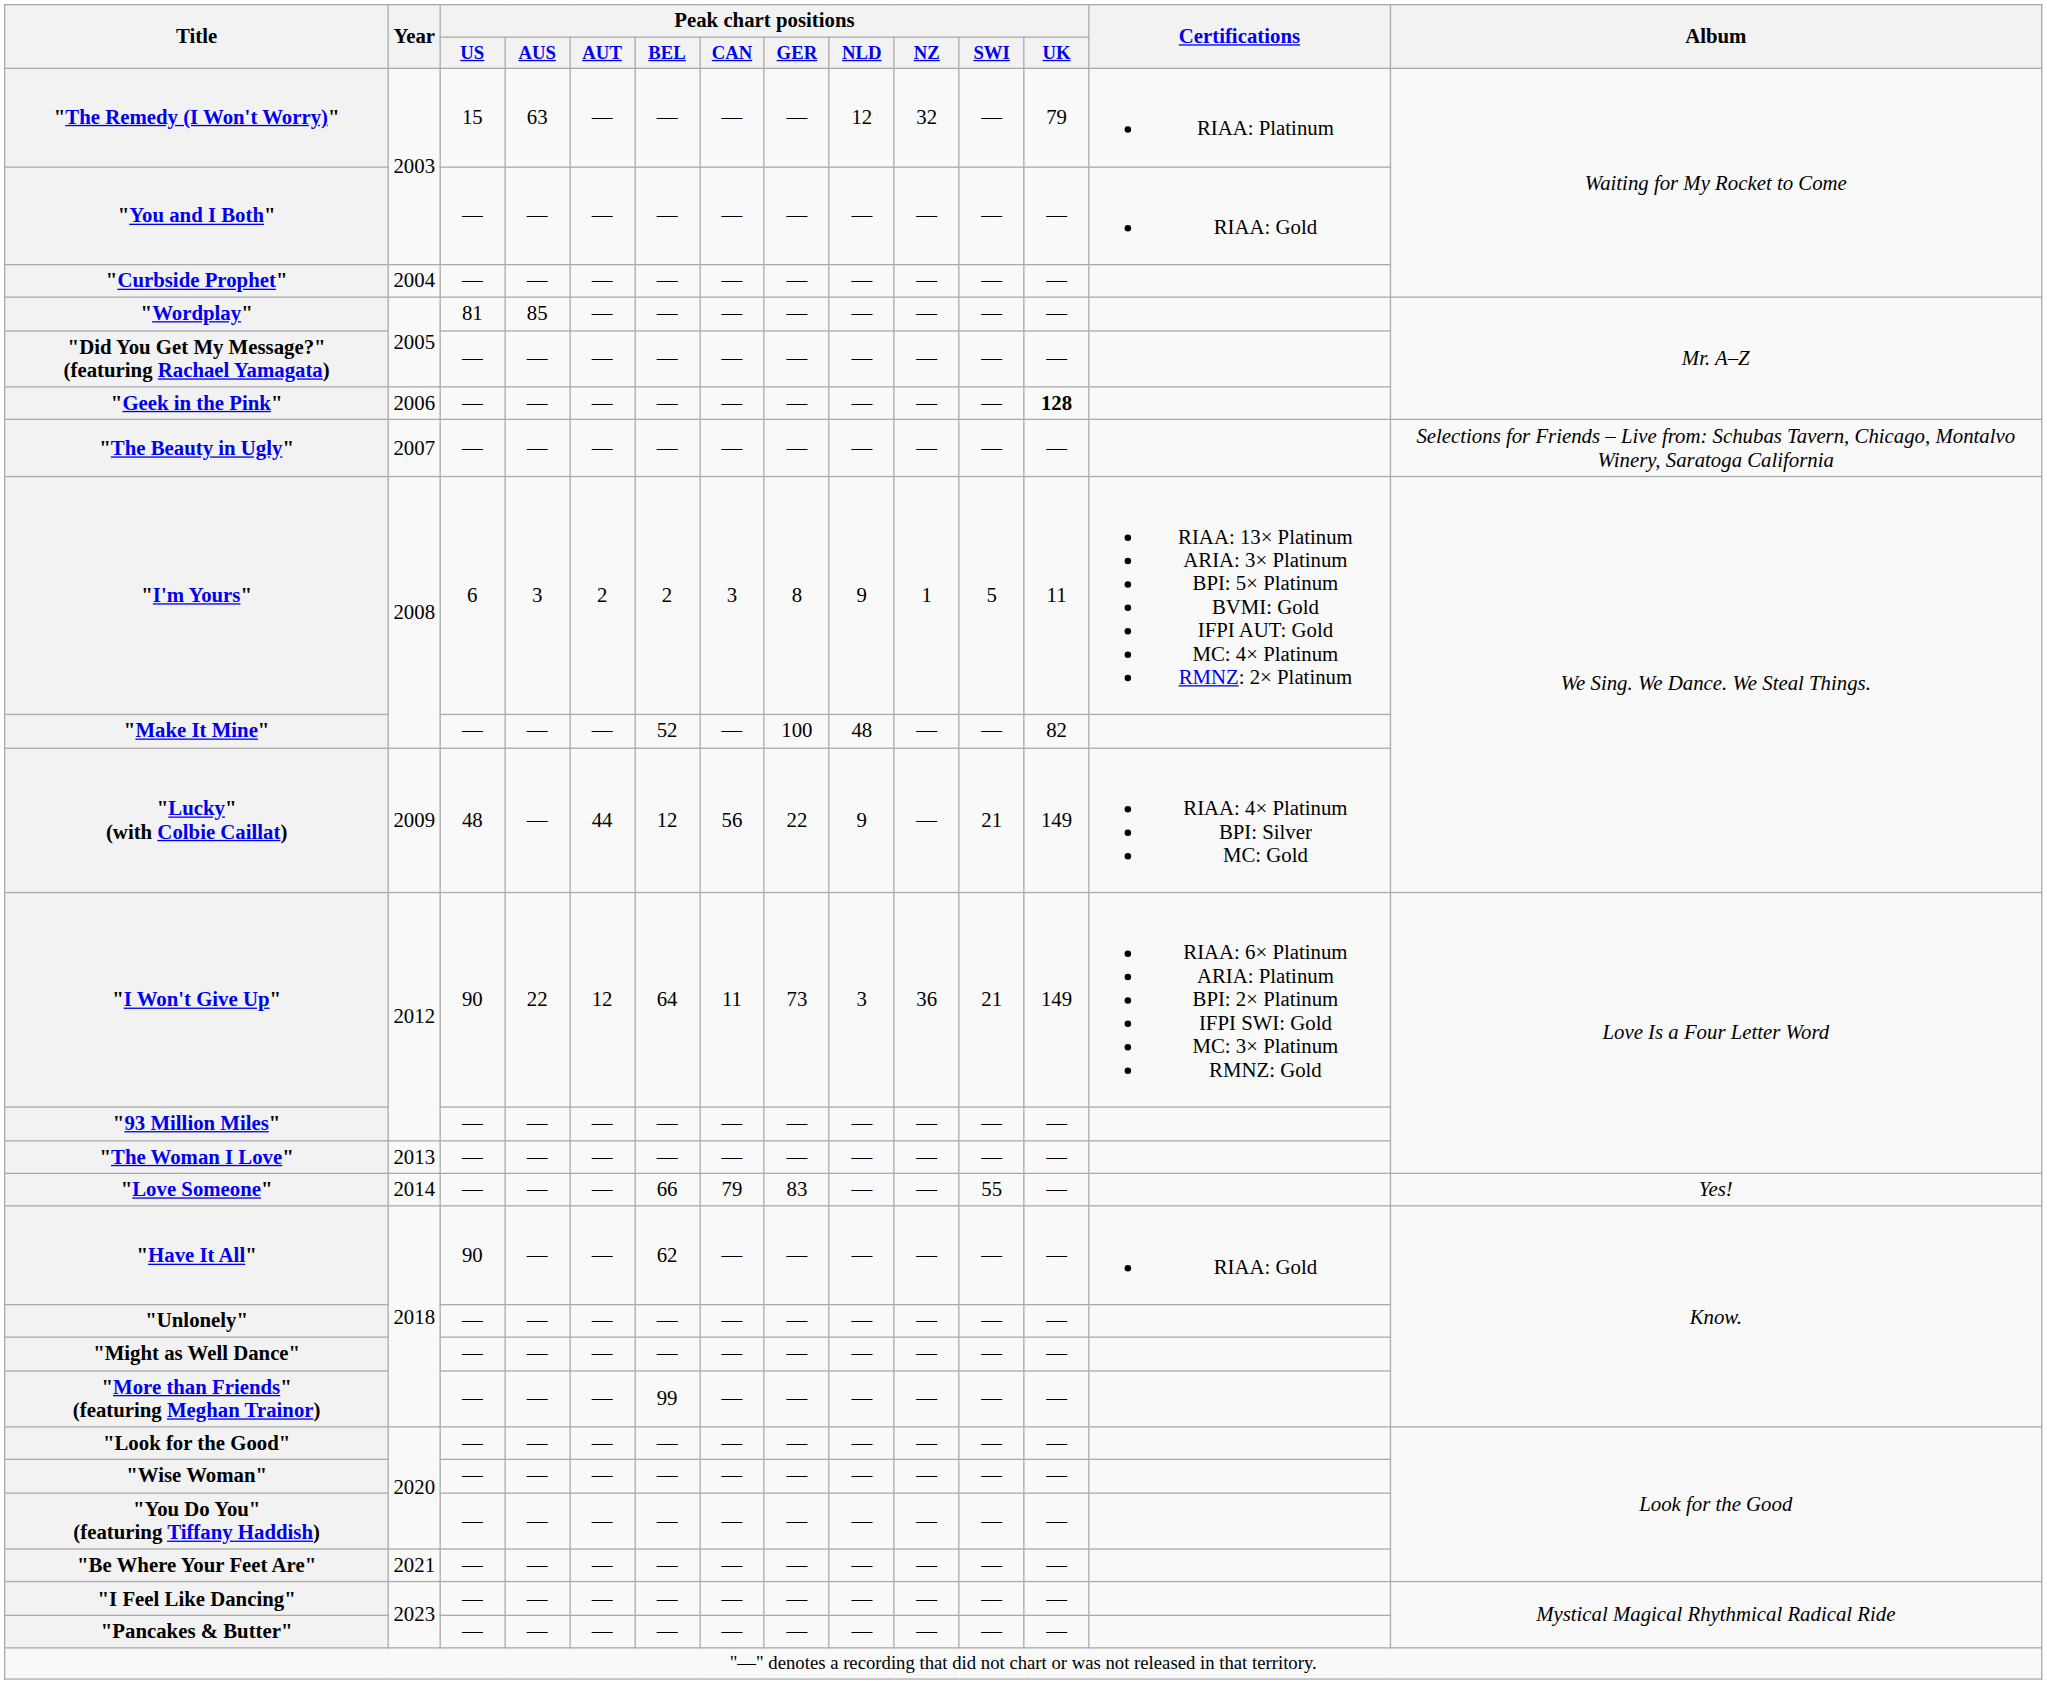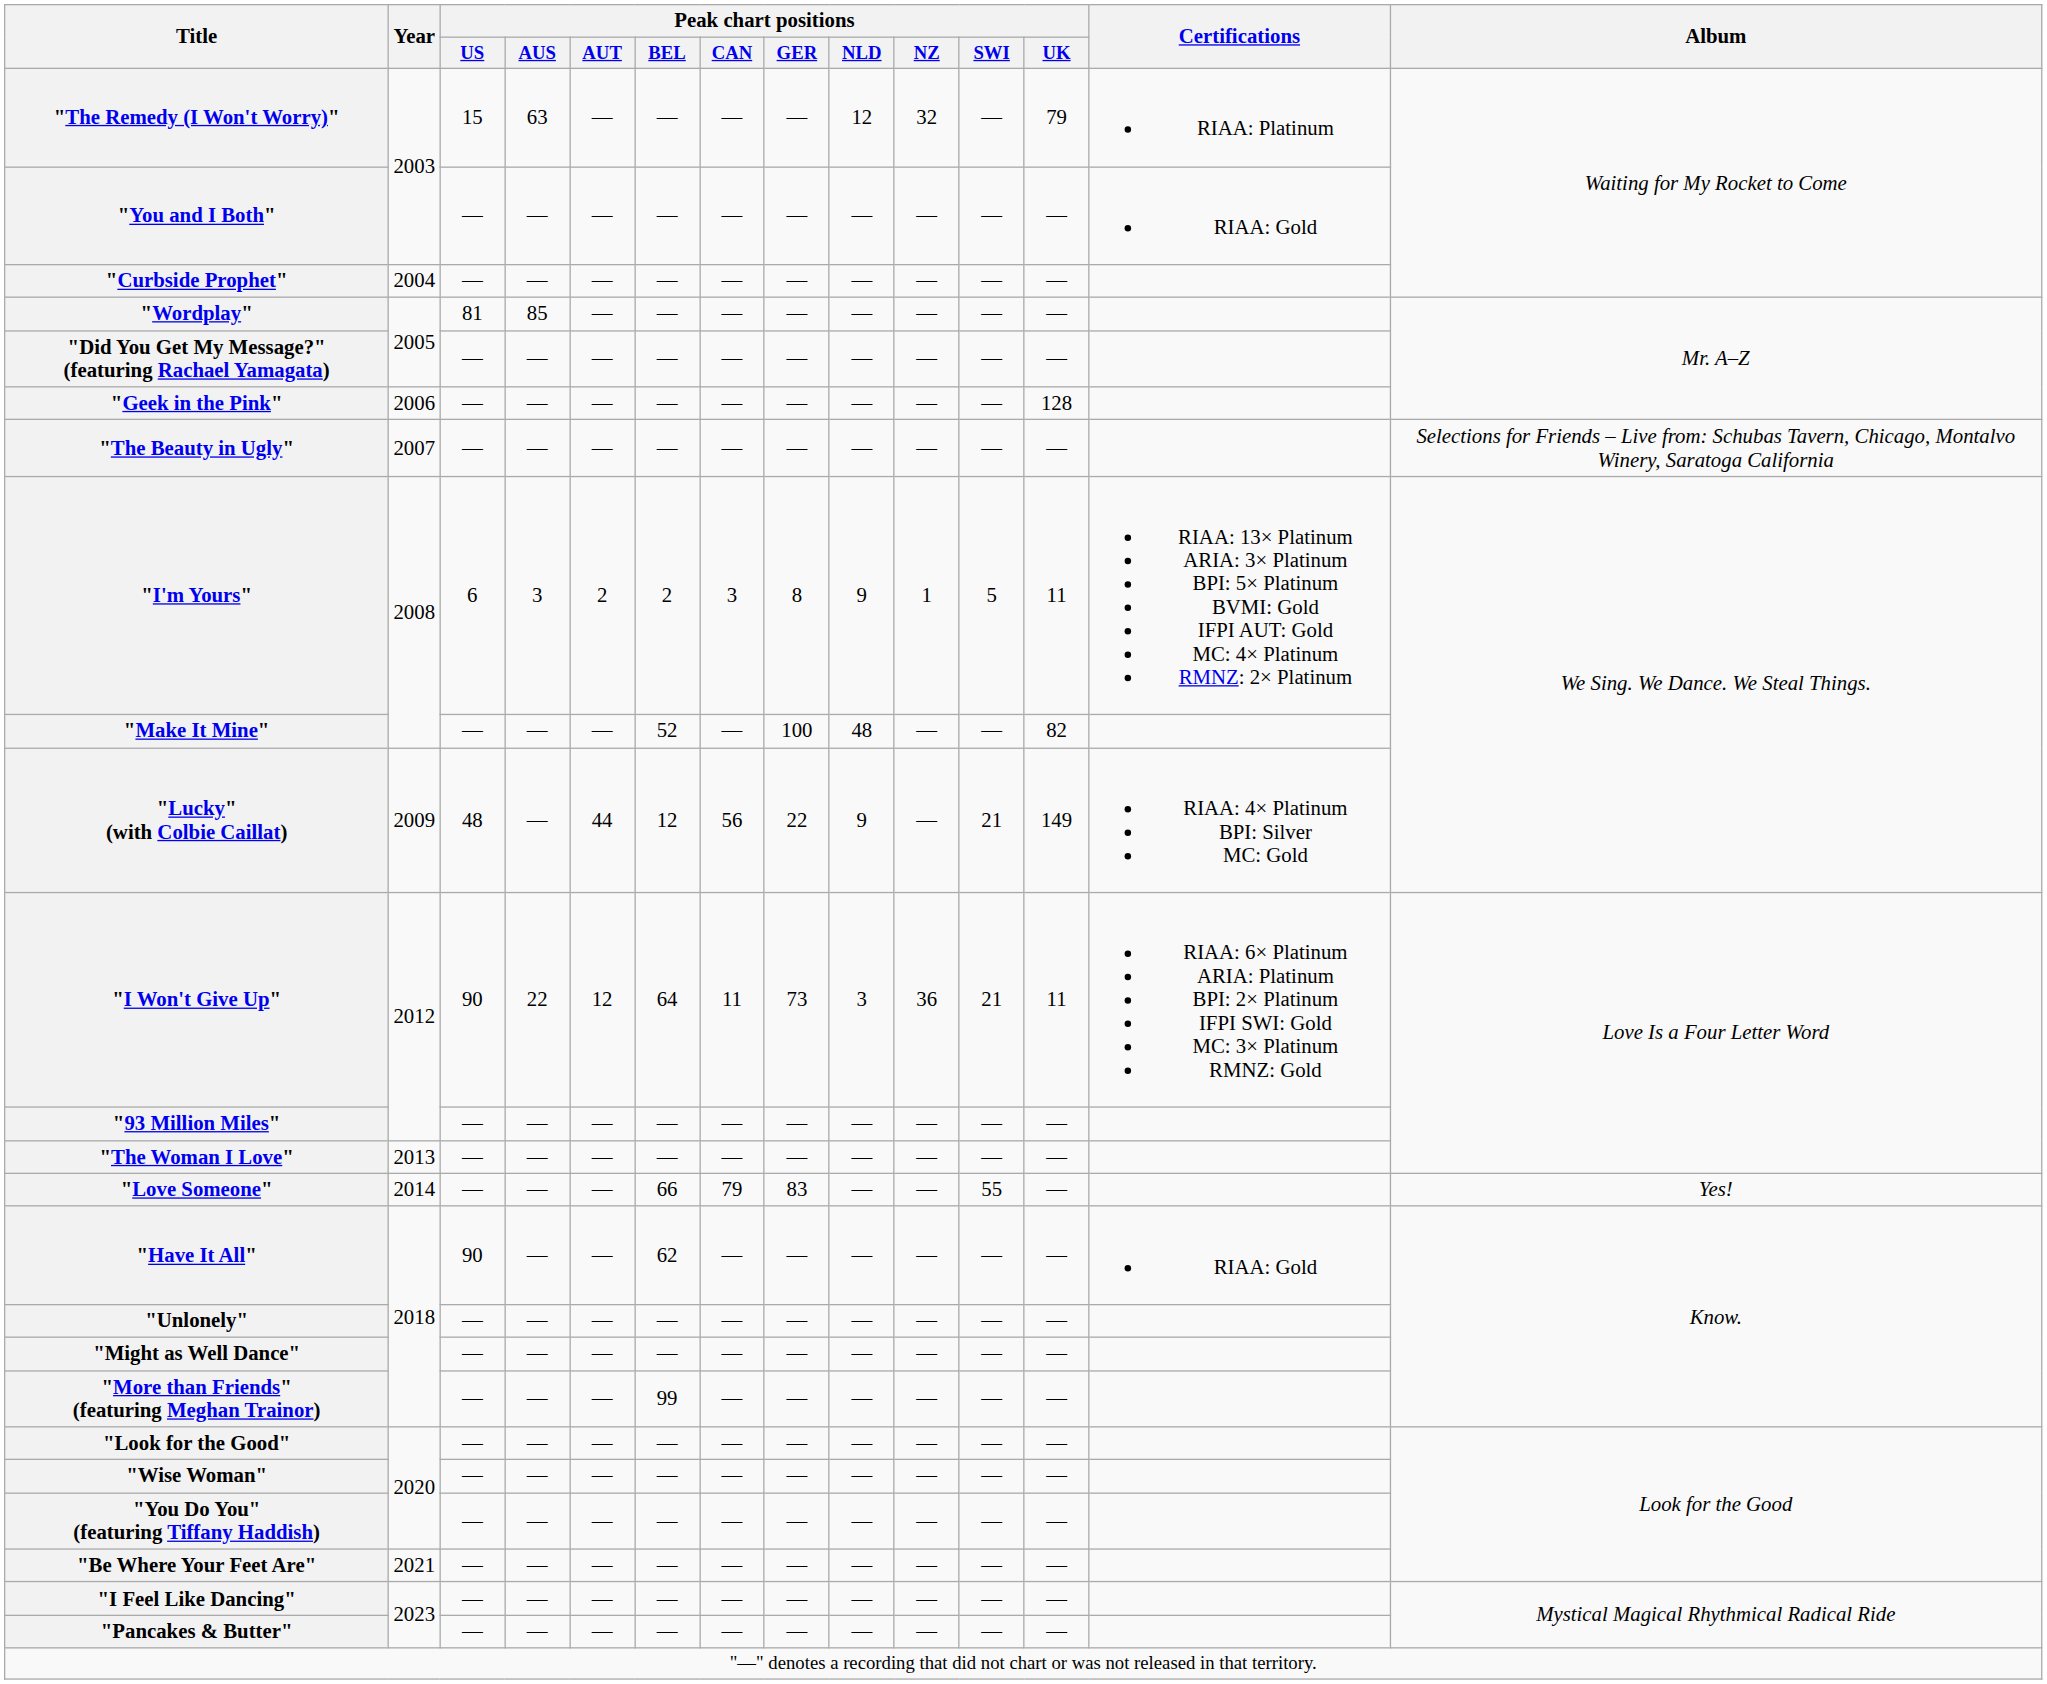(1057, 403) bold -> (1057, 403) normal
(1057, 999) 149 -> (1057, 999) 11
